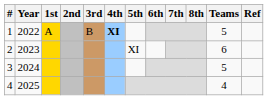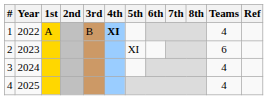(224, 31) 5 -> (224, 31) 4
(224, 68) 5 -> (224, 68) 4
